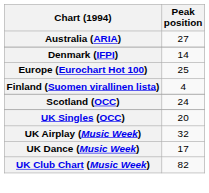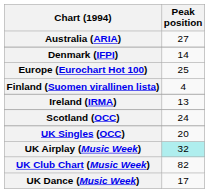+ row: (83, 102)
(183, 133) no background -> (183, 149) paleturquoise background
rows swapped: (83, 149) <-> (83, 165)
